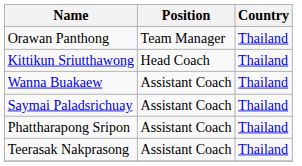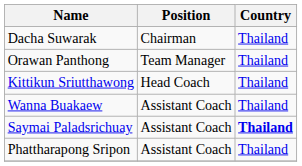+ row: (52, 37)
(263, 104) normal -> (266, 127) bold
- row: (68, 149)
